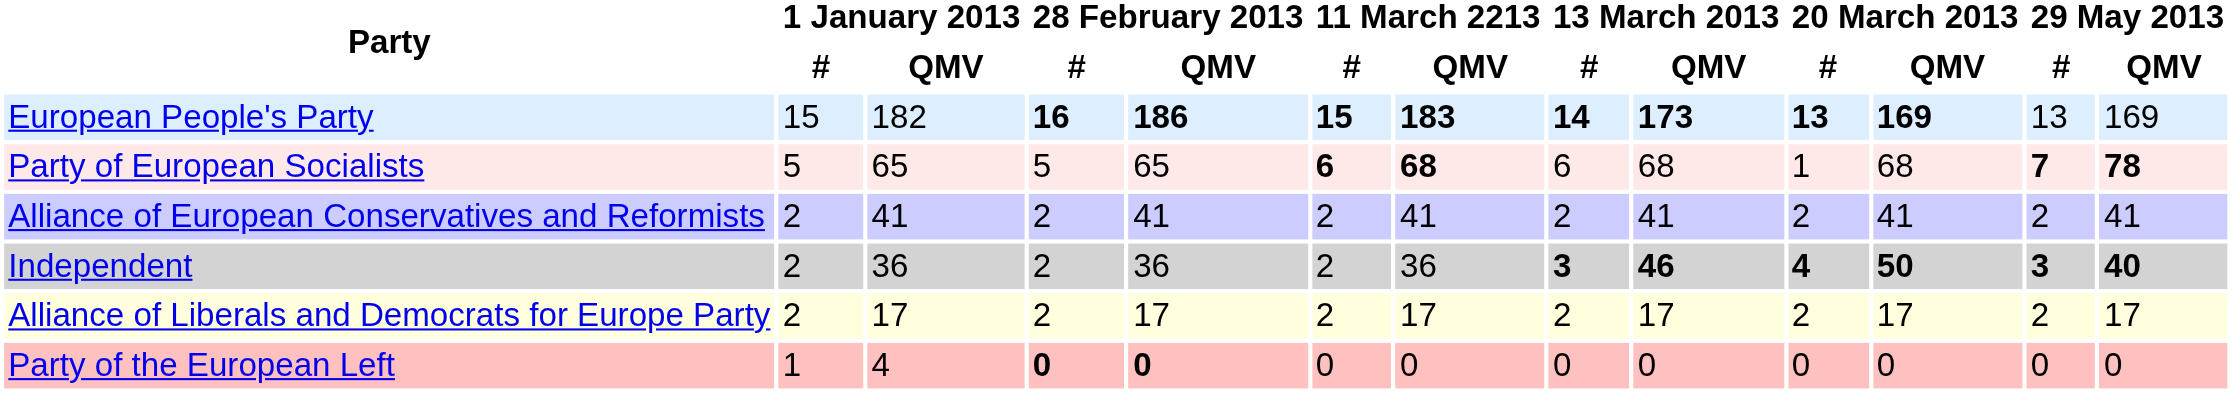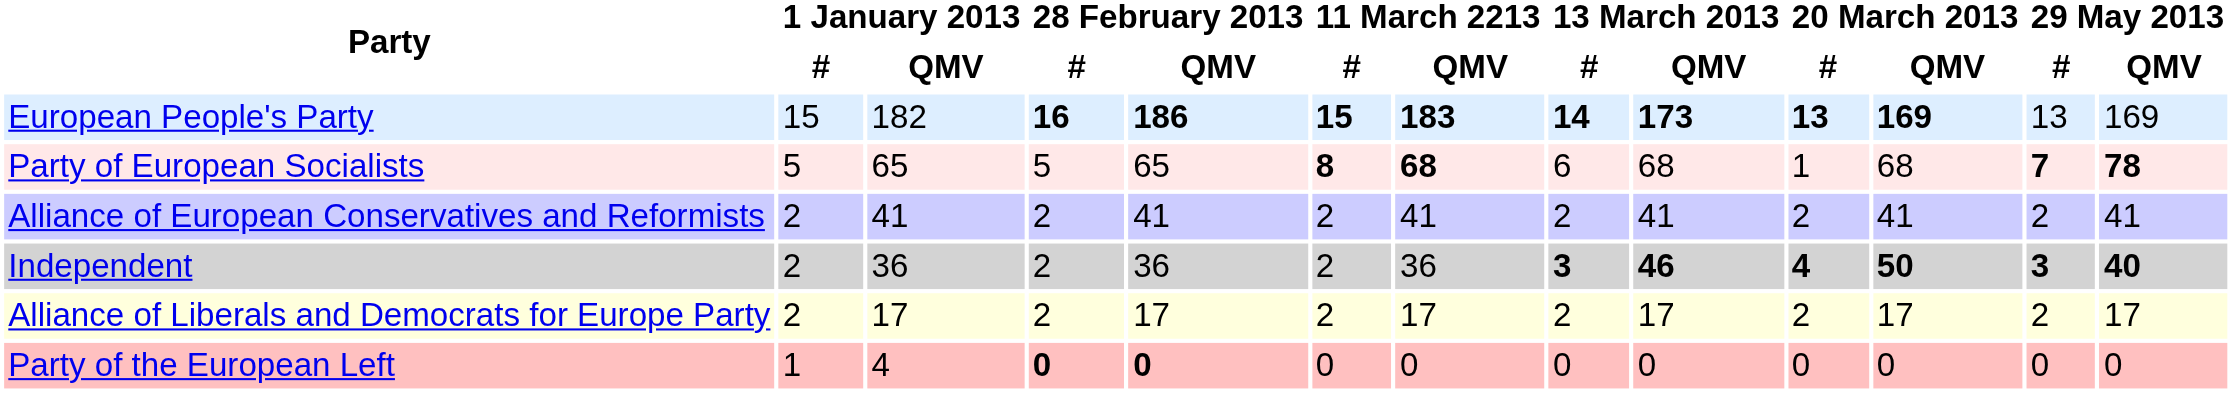(1325, 166) 6 -> (1325, 166) 8
